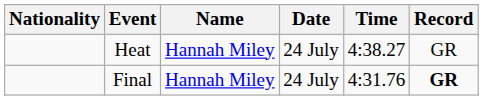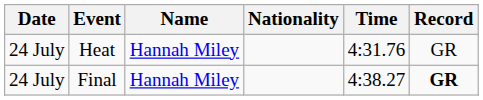columns swapped: (311, 19) <-> (54, 19)
(376, 49) 4:38.27 -> (376, 49) 4:31.76
(376, 79) 4:31.76 -> (376, 79) 4:38.27
